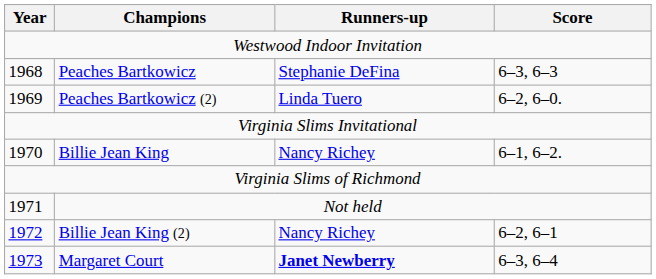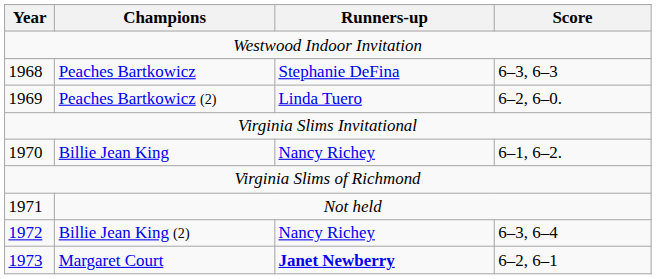(528, 233) 6–2, 6–1 -> (528, 233) 6–3, 6–4
(528, 260) 6–3, 6–4 -> (528, 260) 6–2, 6–1
